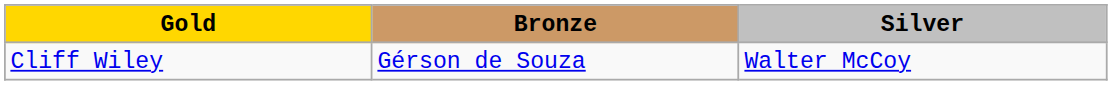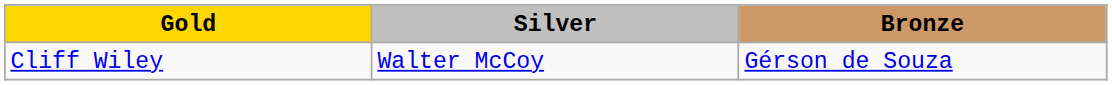columns swapped: (922, 24) <-> (555, 24)
